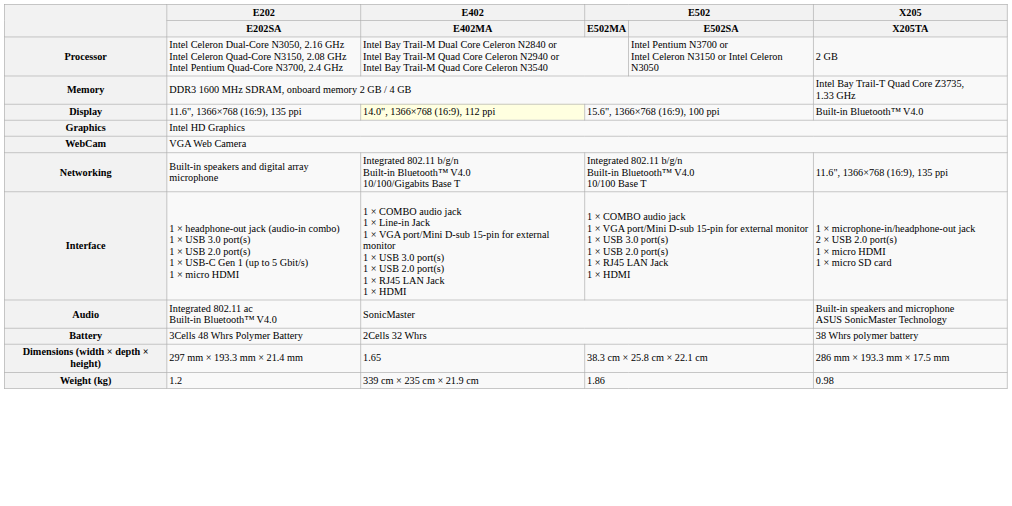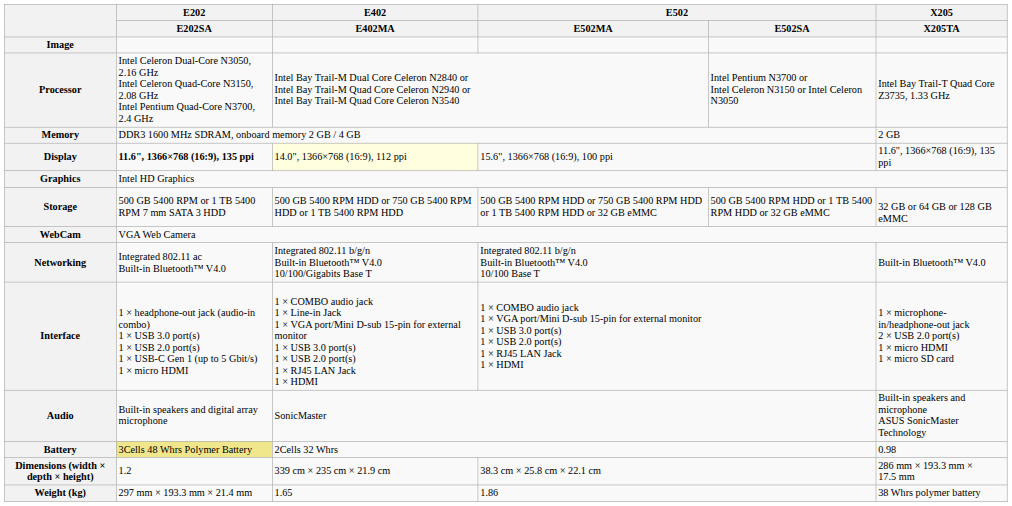+ row: (60, 45)
(827, 56) 2 GB -> (936, 90) Intel Bay Trail-T Quad Core Z3735, 1.33 GHz
(890, 90) Intel Bay Trail-T Quad Core Z3735, 1.33 GHz -> (889, 135) 2 GB
(235, 112) normal -> (186, 157) bold
(870, 112) Built-in Bluetooth™ V4.0 -> (936, 157) 11.6", 1366×768 (16:9), 135 ppi
+ row: (60, 206)
(239, 172) Built-in speakers and digital array microphone -> (172, 262) Integrated 802.11 ac Built-in Bluetooth™ V4.0
(882, 172) 11.6", 1366×768 (16:9), 135 ppi -> (932, 262) Built-in Bluetooth™ V4.0
(223, 314) Integrated 802.11 ac Built-in Bluetooth™ V4.0 -> (188, 415) Built-in speakers and digital array microphone
(236, 336) no background -> (185, 449) khaki background
(867, 336) 38 Whrs polymer battery -> (887, 449) 0.98
(236, 358) 297 mm × 193.3 mm × 21.4 mm -> (125, 471) 1.2
(372, 358) 1.65 -> (332, 471) 339 cm × 235 cm × 21.9 cm
(176, 380) 1.2 -> (185, 493) 297 mm × 193.3 mm × 21.4 mm
(421, 380) 339 cm × 235 cm × 21.9 cm -> (284, 493) 1.65
(825, 380) 0.98 -> (929, 493) 38 Whrs polymer battery
